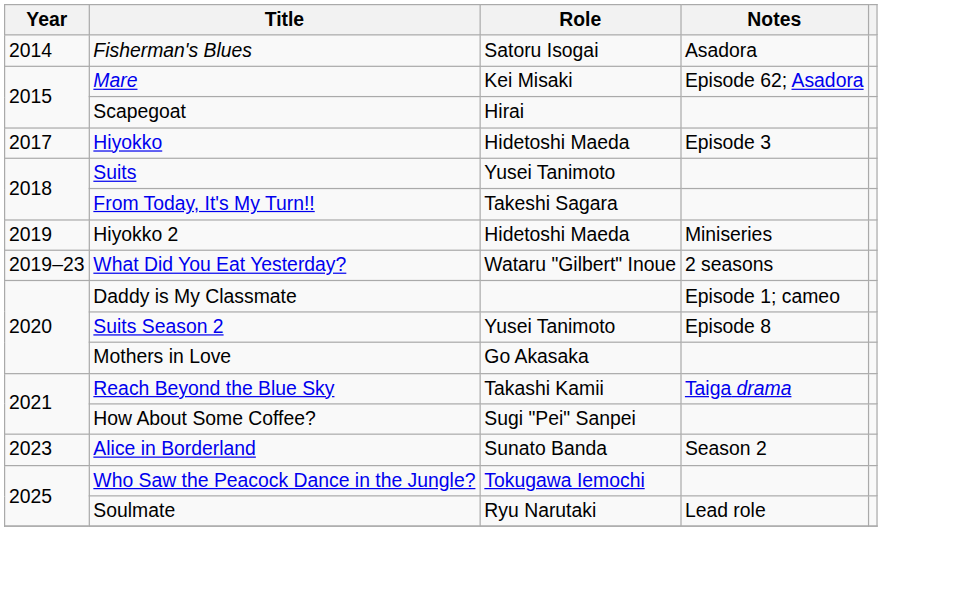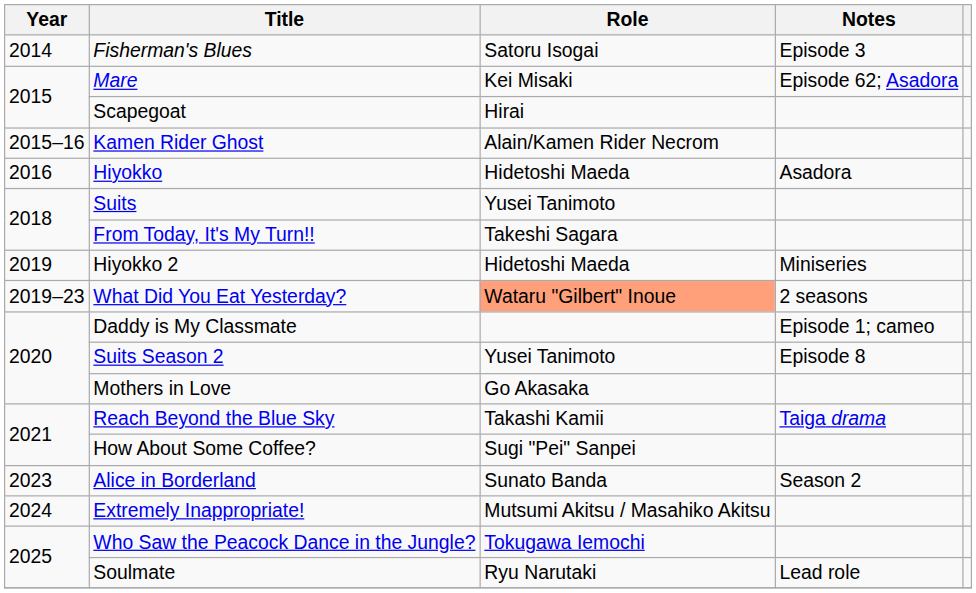(721, 50) Asadora -> (823, 50) Episode 3
+ row: (178, 142)
(31, 142) 2017 -> (31, 173) 2016
(728, 142) Episode 3 -> (816, 173) Asadora
(580, 265) no background -> (580, 296) lightsalmon background
+ row: (199, 511)
